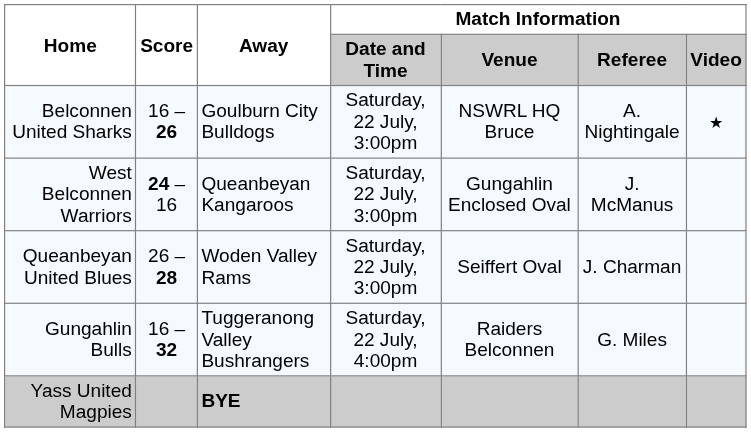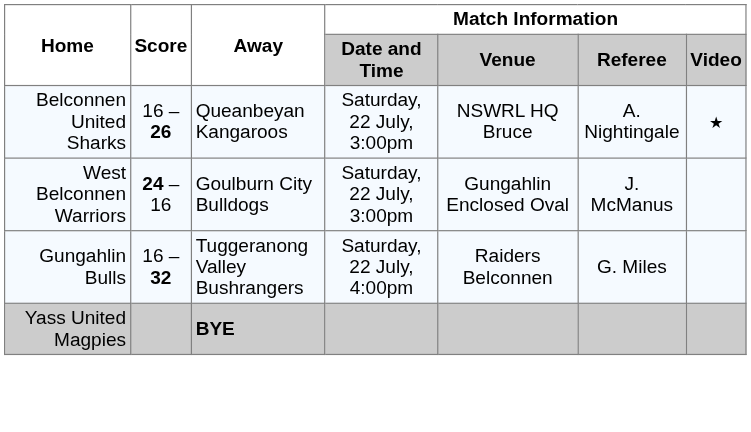(260, 121) Goulburn City Bulldogs -> (250, 121) Queanbeyan Kangaroos
(256, 194) Queanbeyan Kangaroos -> (254, 194) Goulburn City Bulldogs
- row: (77, 266)
